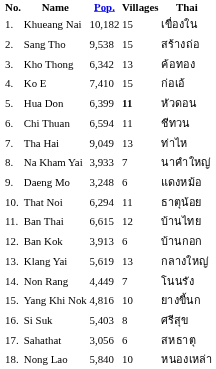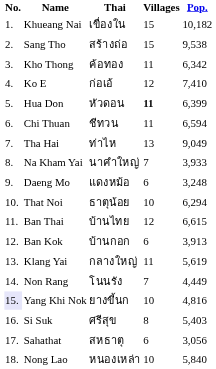columns swapped: (187, 7) <-> (104, 7)
(128, 64) 13 -> (148, 64) 11
(128, 83) 15 -> (149, 83) 12
(127, 202) 11 -> (149, 202) 10
(128, 261) 13 -> (148, 261) 11
(12, 300) no background -> (12, 300) lavender background
